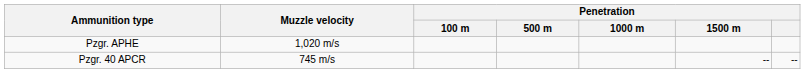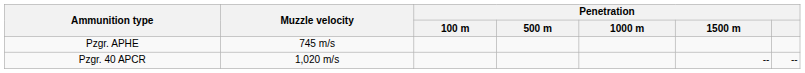(317, 44) 1,020 m/s -> (317, 44) 745 m/s
(317, 60) 745 m/s -> (317, 60) 1,020 m/s
